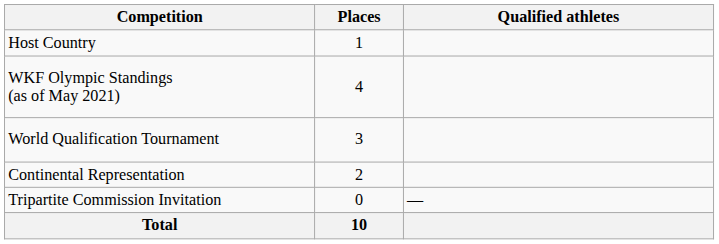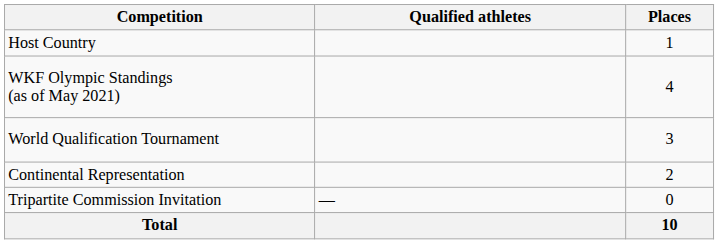columns swapped: (359, 17) <-> (558, 17)
